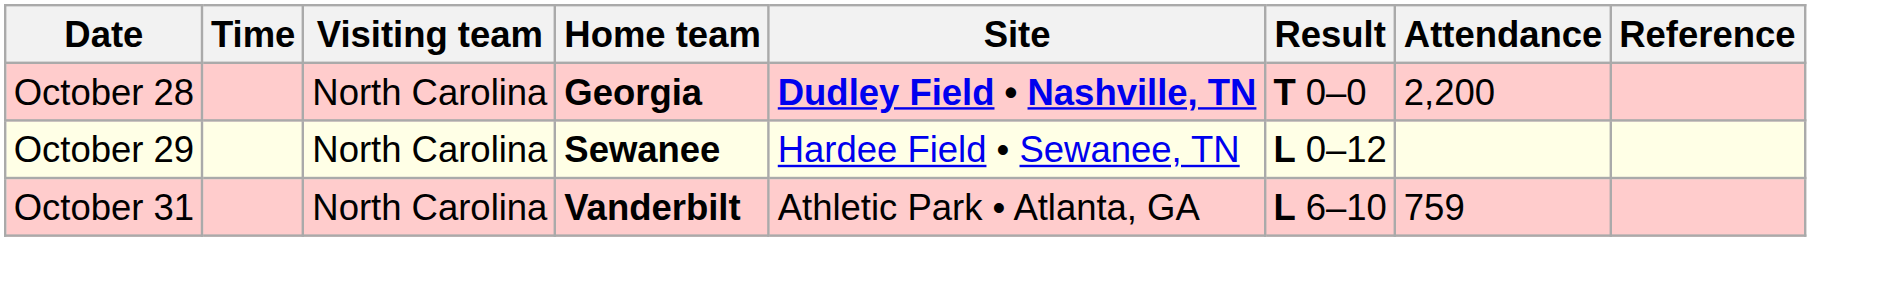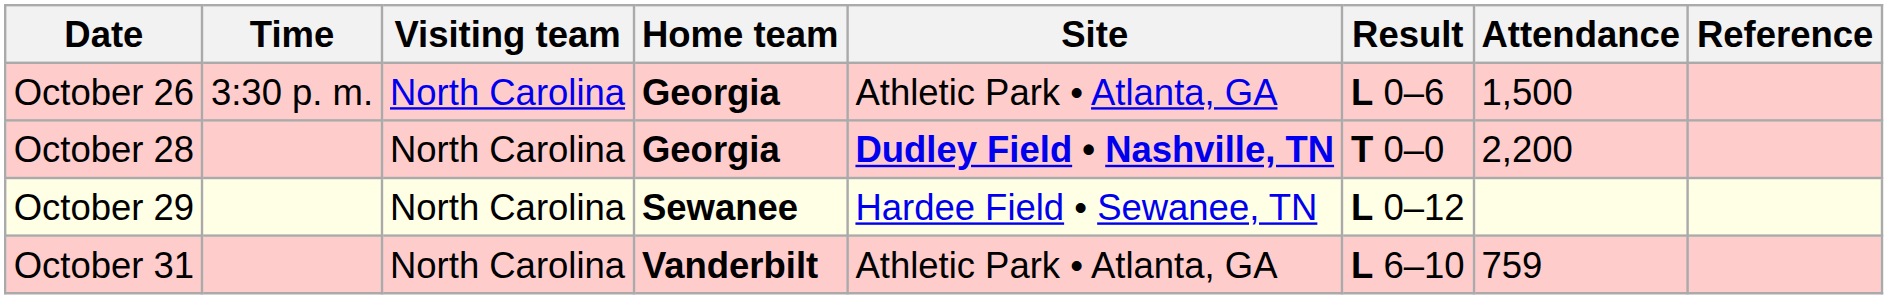+ row: (104, 92)
